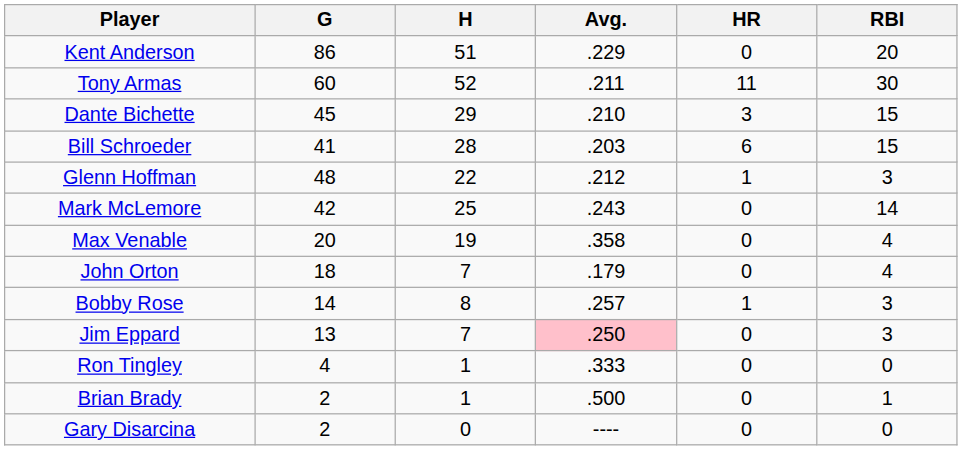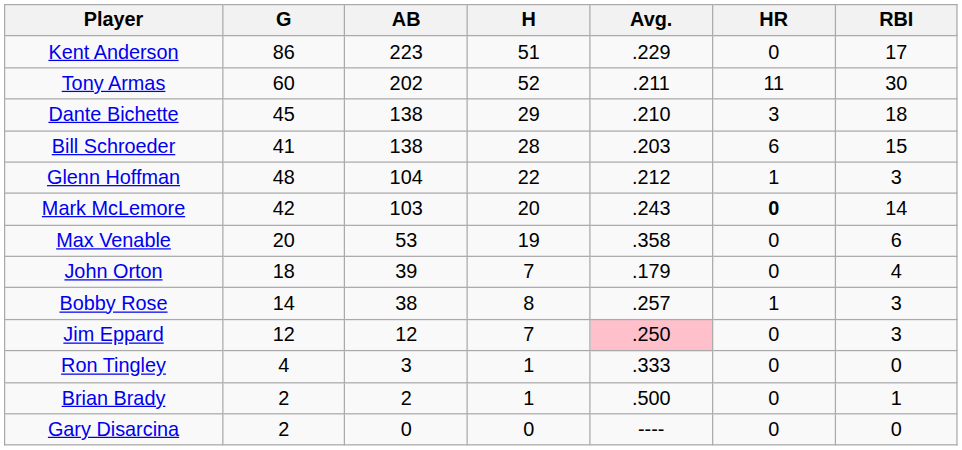+ column: (406, 20)
(887, 51) 20 -> (896, 51) 17
(887, 114) 15 -> (896, 114) 18
(465, 209) 25 -> (529, 209) 20
(747, 209) normal -> (774, 209) bold
(887, 240) 4 -> (896, 240) 6
(325, 334) 13 -> (284, 334) 12
